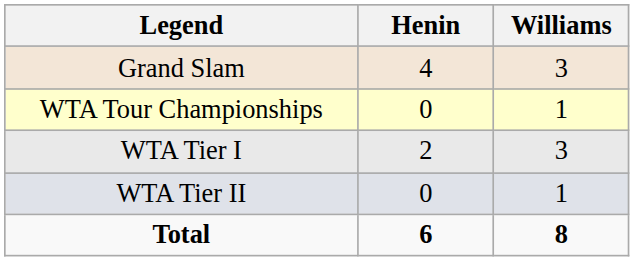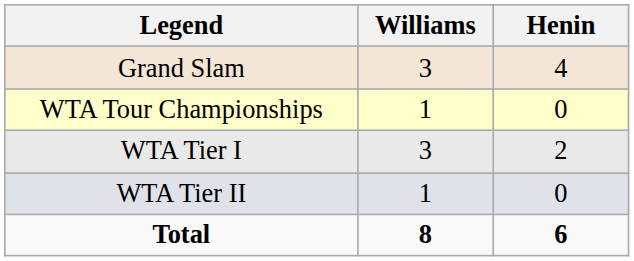columns swapped: (426, 25) <-> (561, 25)
